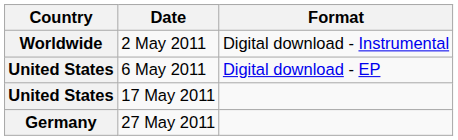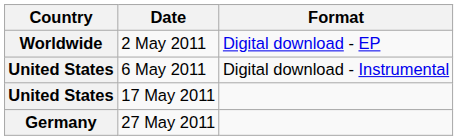(336, 43) Digital download - Instrumental -> (302, 43) Digital download - EP
(302, 69) Digital download - EP -> (336, 69) Digital download - Instrumental
